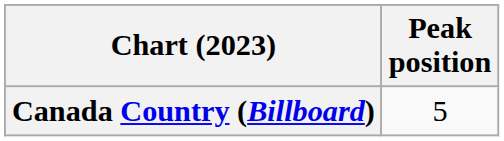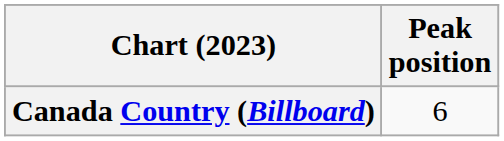(440, 110) 5 -> (440, 110) 6
